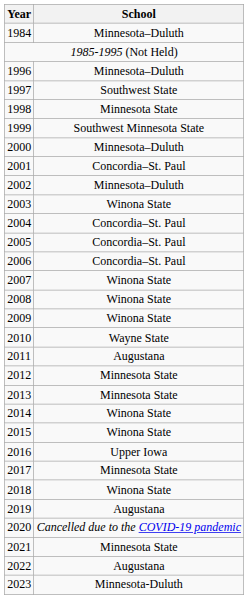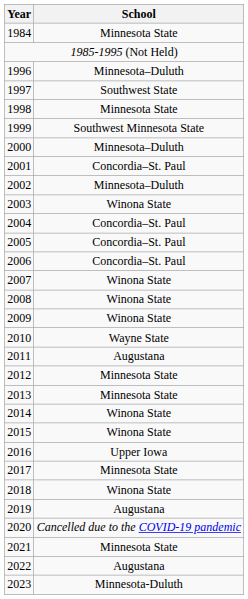(139, 33) Minnesota–Duluth -> (139, 33) Minnesota State
